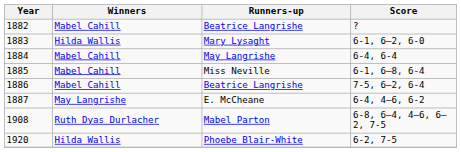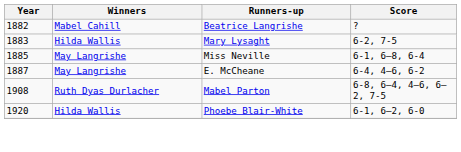(389, 42) 6-1, 6–2, 6-0 -> (375, 42) 6-2, 7-5
- row: (18, 56)
(88, 71) Mabel Cahill -> (90, 56) May Langrishe
- row: (18, 86)
(375, 140) 6-2, 7-5 -> (389, 111) 6-1, 6–2, 6-0
